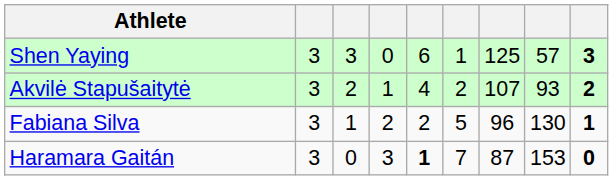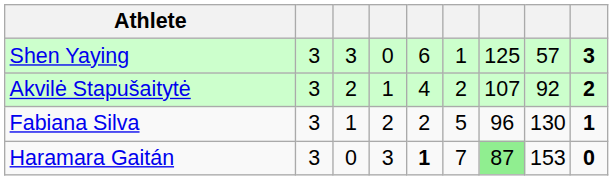(548, 89) 93 -> (548, 89) 92
(502, 157) no background -> (502, 157) lightgreen background
